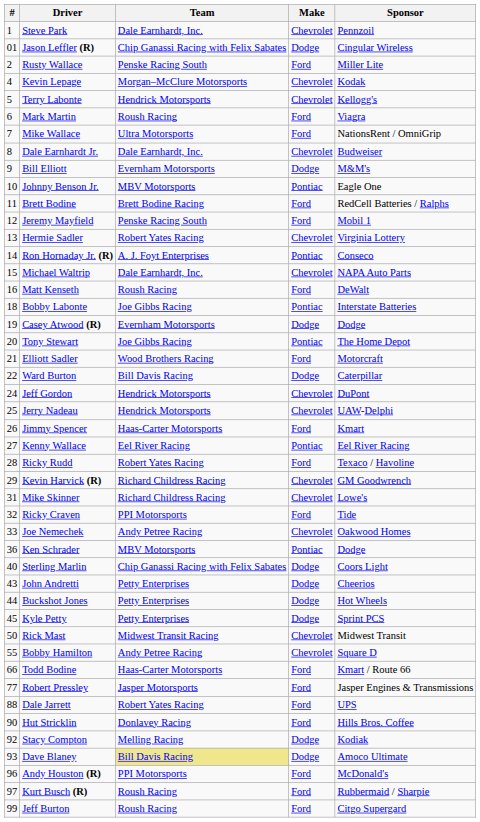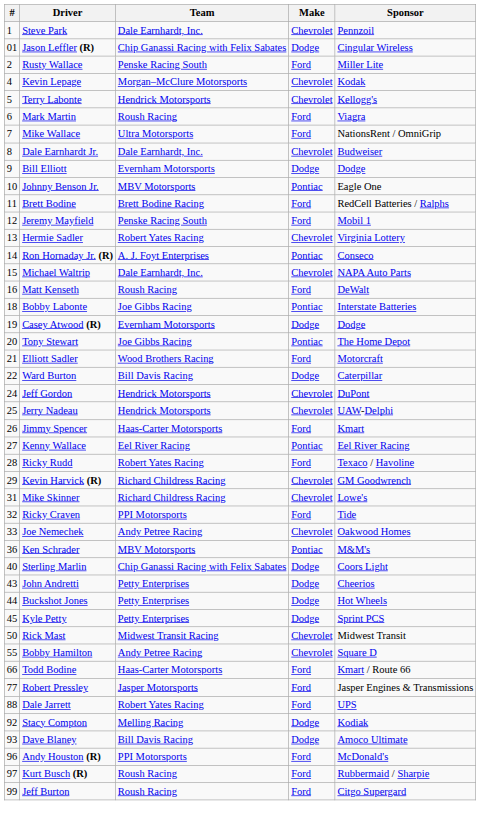(354, 168) M&M's -> (351, 168) Dodge
(351, 549) Dodge -> (354, 549) M&M's
- row: (49, 722)
(155, 756) khaki background -> (155, 739) no background
